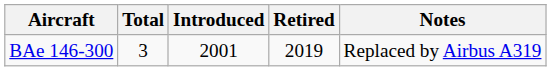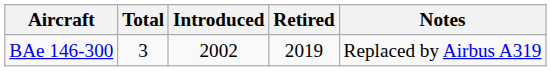(219, 50) 2001 -> (219, 50) 2002
